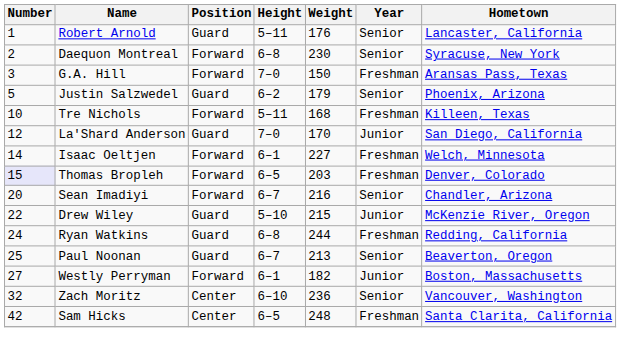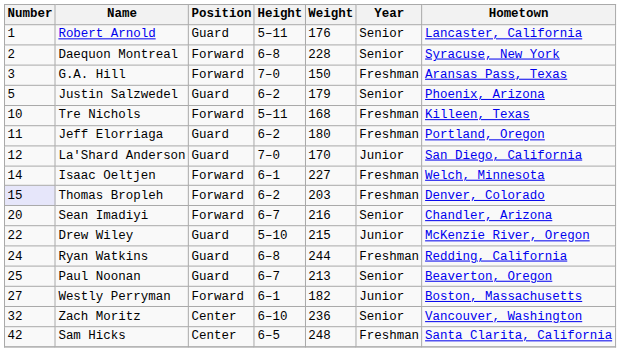(320, 55) 230 -> (320, 55) 228
+ row: (111, 136)
(269, 176) 6–5 -> (269, 196) 6–2
